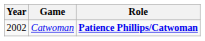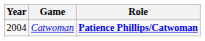(17, 28) 2002 -> (17, 28) 2004
